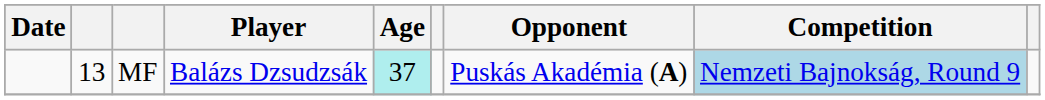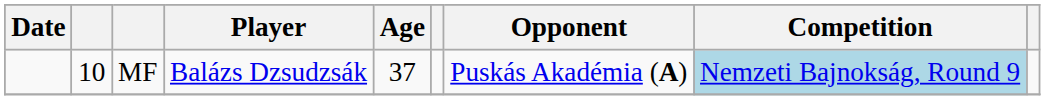(92, 71) 13 -> (92, 71) 10
(402, 71) paleturquoise background -> (402, 71) no background
